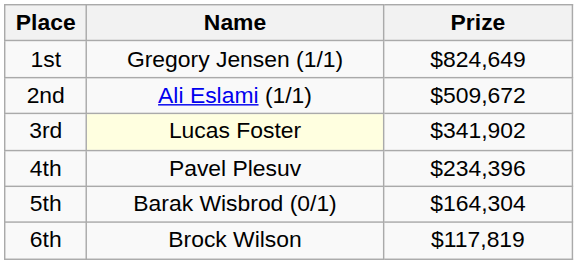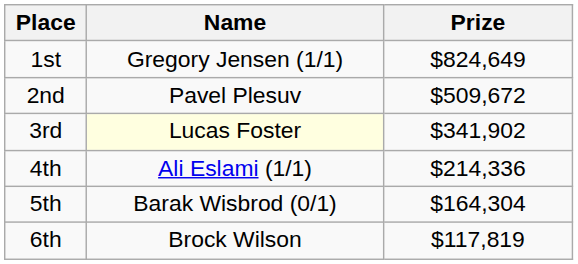(235, 95) Ali Eslami (1/1) -> (235, 95) Pavel Plesuv
(235, 167) Pavel Plesuv -> (235, 167) Ali Eslami (1/1)
(478, 167) $234,396 -> (478, 167) $214,336
